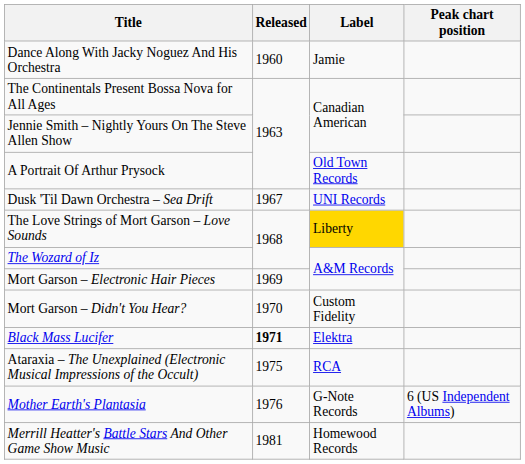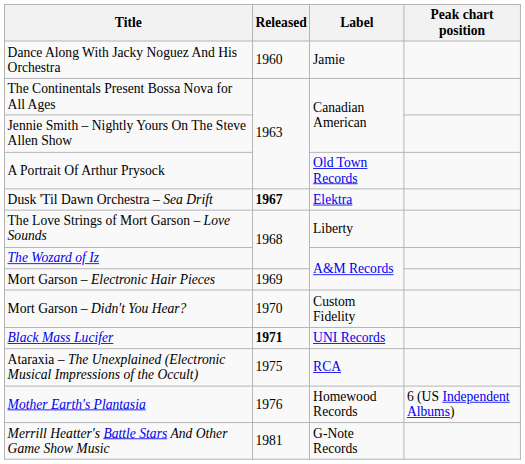(269, 199) normal -> (269, 199) bold
(349, 199) UNI Records -> (333, 199) Elektra
(333, 228) gold background -> (333, 228) no background
(333, 338) Elektra -> (349, 338) UNI Records
(335, 404) G-Note Records -> (345, 404) Homewood Records
(345, 441) Homewood Records -> (335, 441) G-Note Records
